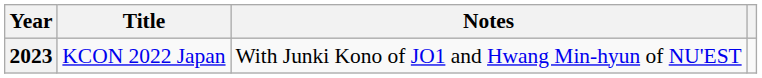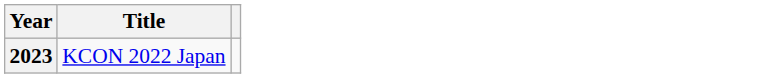- column: (489, 21)
